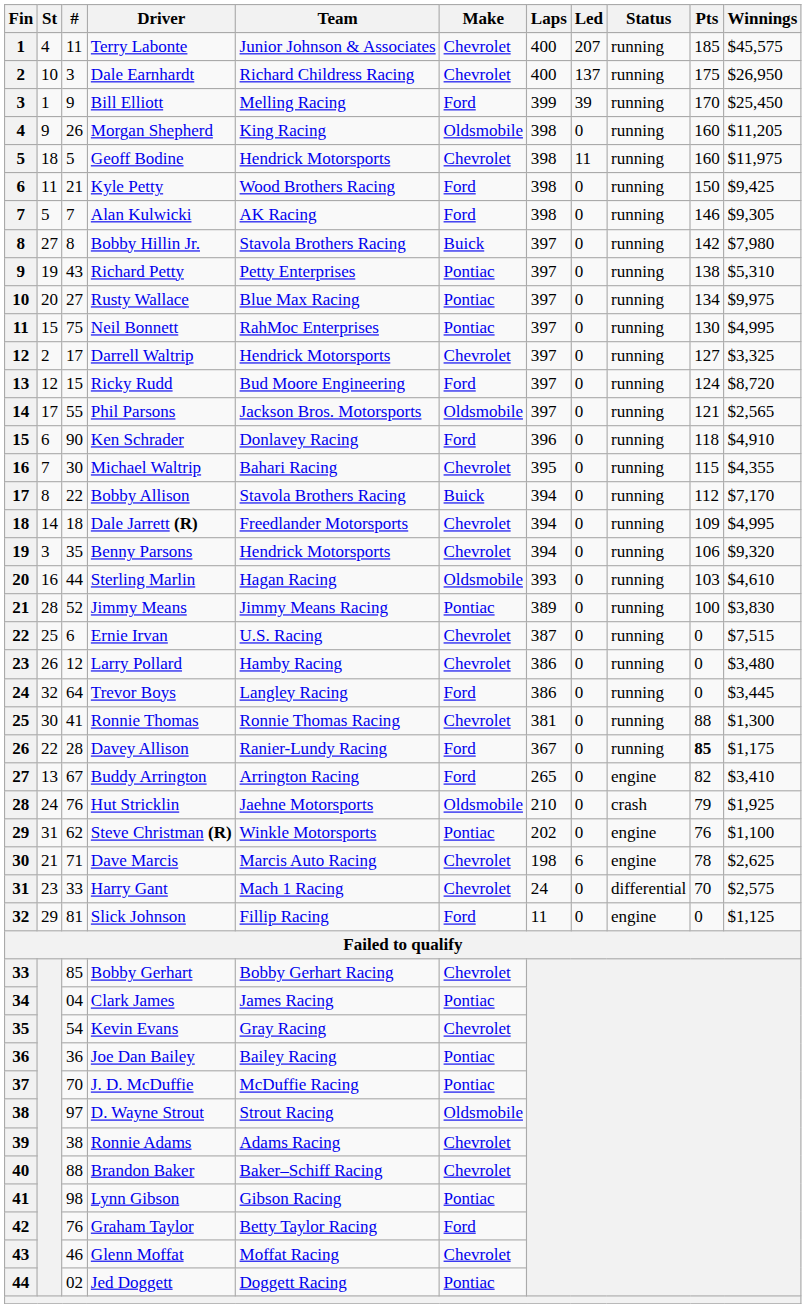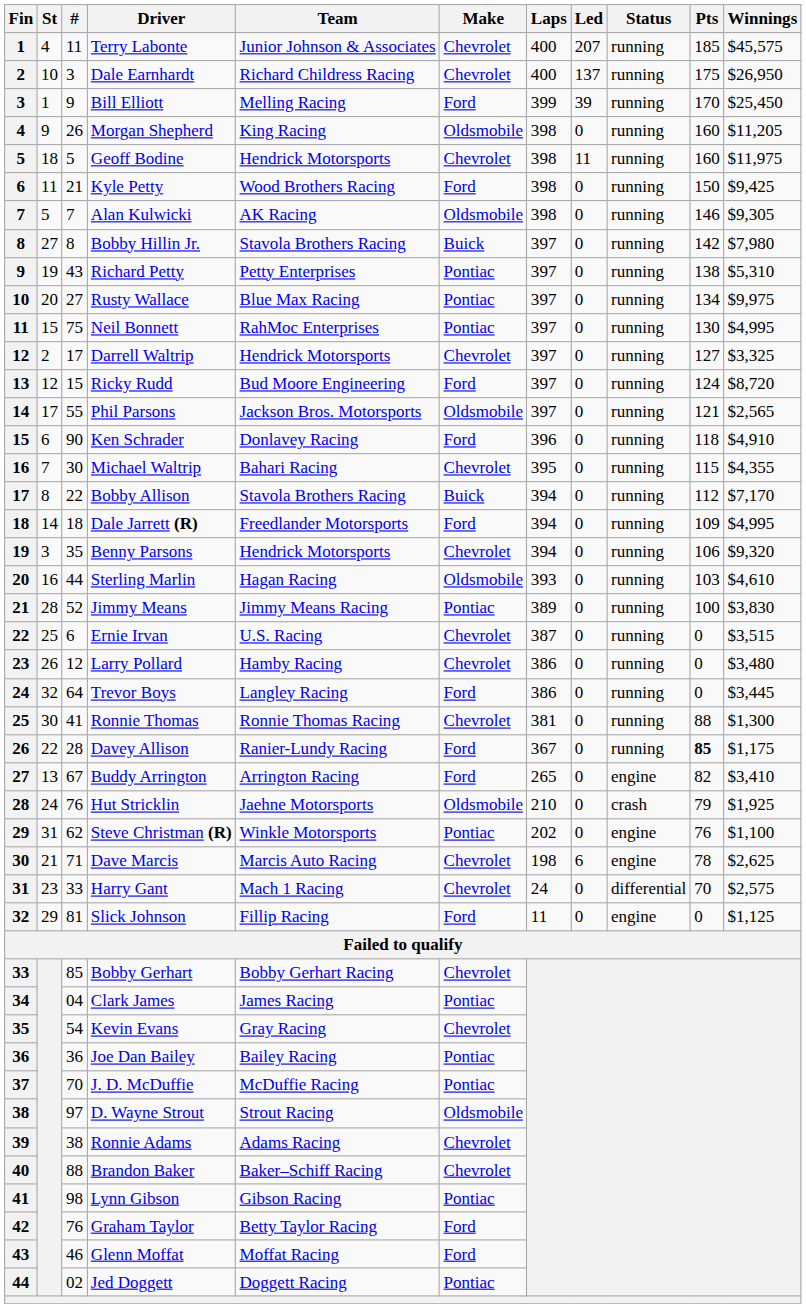(460, 215) Ford -> (483, 215) Oldsmobile
(477, 523) Chevrolet -> (460, 523) Ford
(751, 636) $7,515 -> (751, 636) $3,515
(477, 1253) Chevrolet -> (460, 1253) Ford
